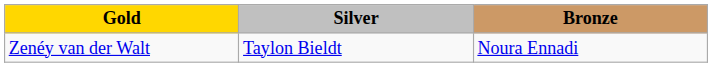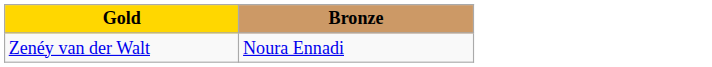- column: (356, 18)
